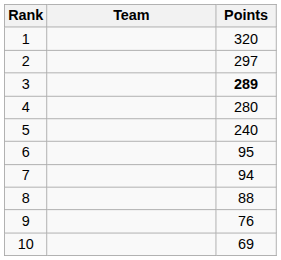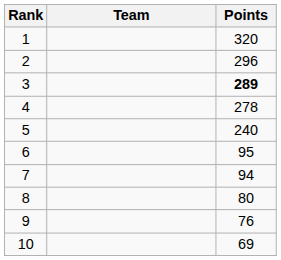(246, 61) 297 -> (246, 61) 296
(246, 107) 280 -> (246, 107) 278
(246, 198) 88 -> (246, 198) 80
